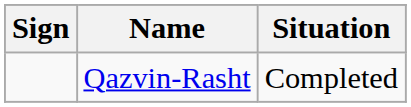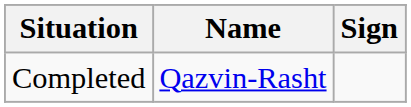columns swapped: (41, 28) <-> (331, 28)
